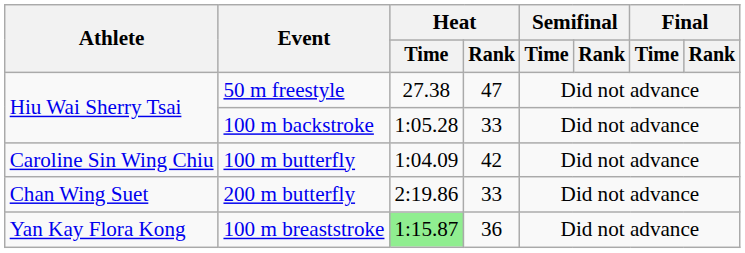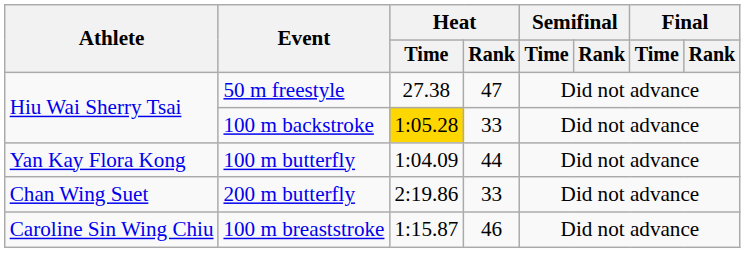(426, 125) no background -> (426, 125) gold background
(112, 160) Caroline Sin Wing Chiu -> (98, 160) Yan Kay Flora Kong
(492, 160) 42 -> (492, 160) 44
(98, 229) Yan Kay Flora Kong -> (112, 229) Caroline Sin Wing Chiu
(426, 229) lightgreen background -> (426, 229) no background
(492, 229) 36 -> (492, 229) 46
